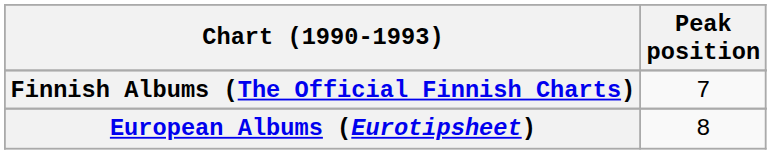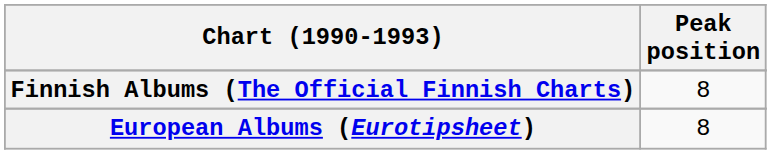(703, 90) 7 -> (703, 90) 8
